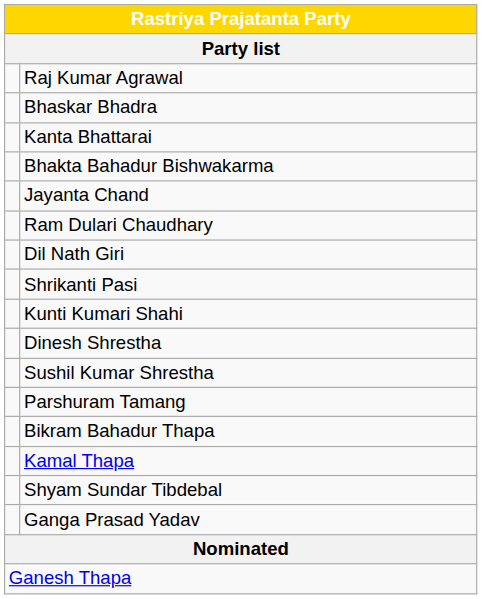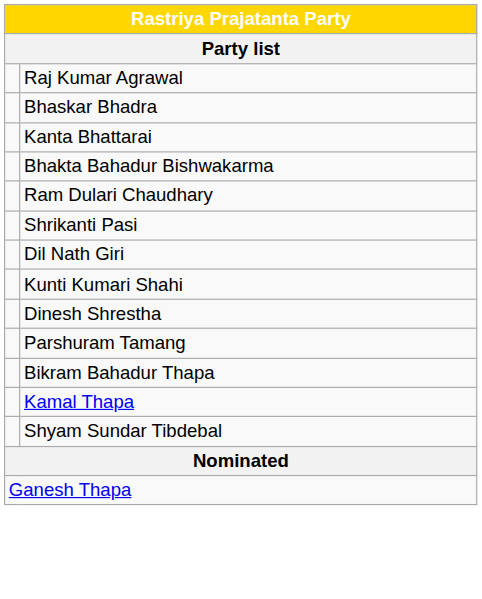- row: (86, 195)
rows swapped: (74, 254) <-> (81, 284)
- row: (119, 372)
- row: (112, 519)
